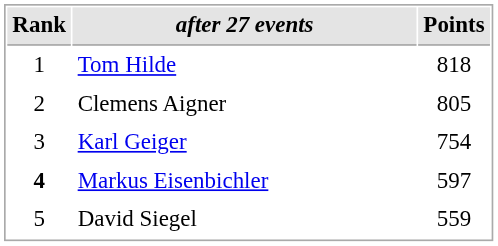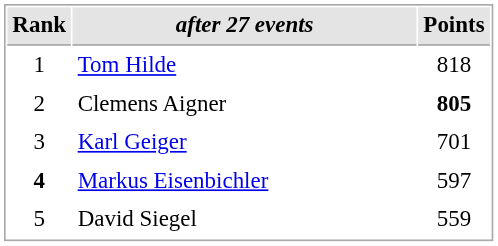(454, 103) normal -> (454, 103) bold
(454, 142) 754 -> (454, 142) 701
